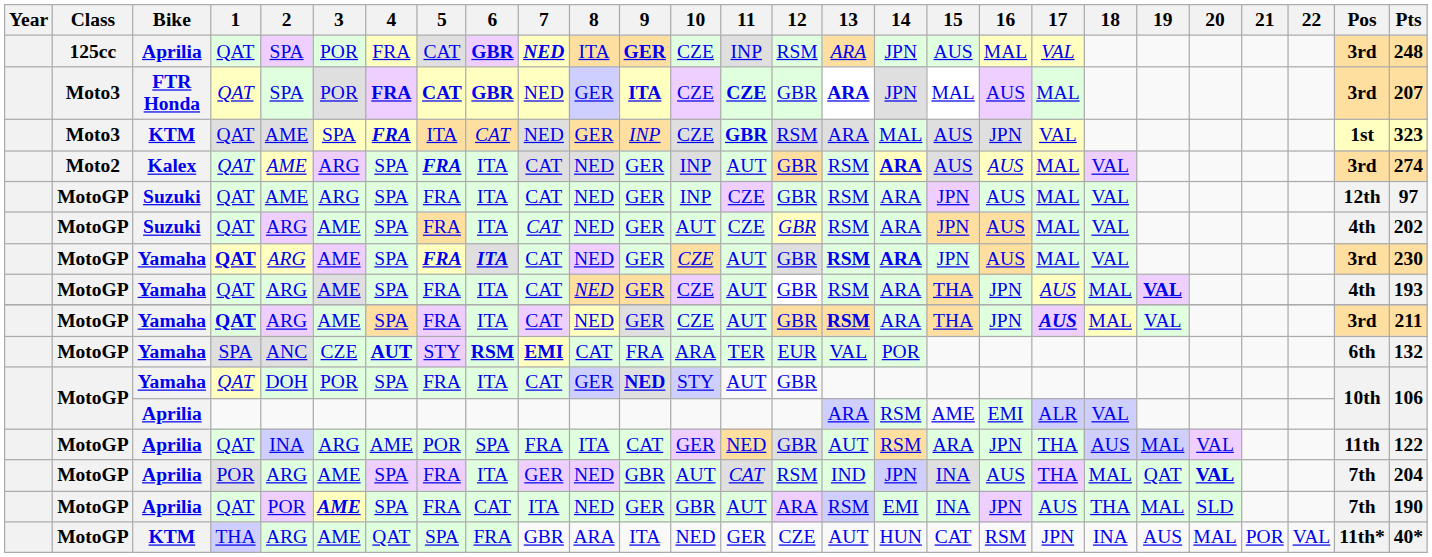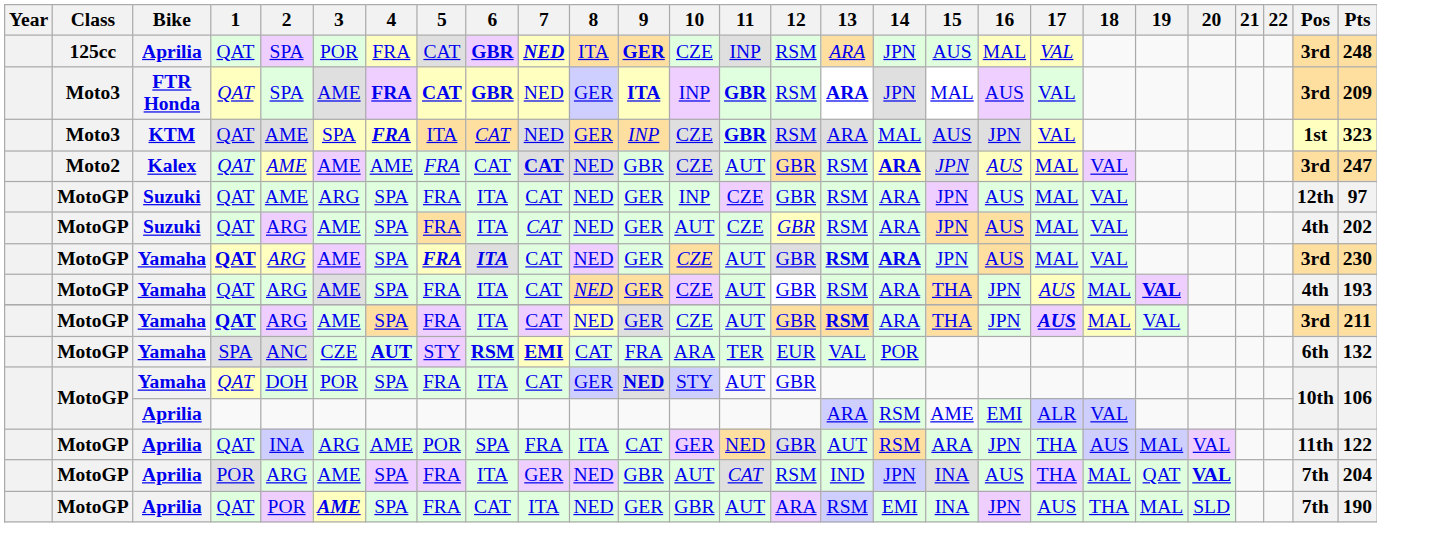(339, 92) POR -> (339, 92) AME
(696, 92) CZE -> (694, 92) INP
(746, 92) CZE -> (745, 92) GBR
(797, 92) GBR -> (796, 92) RSM
(1058, 92) MAL -> (1057, 92) VAL
(1408, 92) 207 -> (1357, 92) 209
(339, 165) ARG -> (339, 165) AME
(391, 165) SPA -> (391, 165) AME
(442, 165) bold -> (442, 165) normal
(492, 165) ITA -> (492, 165) CAT
(544, 165) normal -> (544, 165) bold
(645, 165) GER -> (644, 165) GBR
(696, 165) INP -> (694, 165) CZE
(953, 165) AUS -> (952, 165) JPN
(1408, 165) 274 -> (1357, 165) 247
- row: (172, 537)
